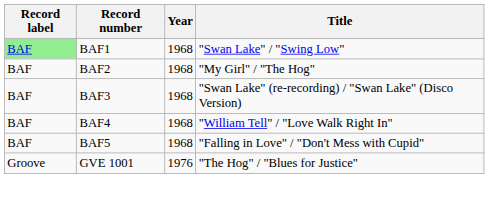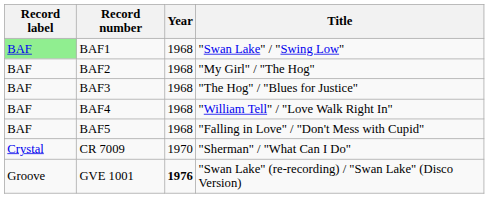(326, 95) "Swan Lake" (re-recording) / "Swan Lake" (Disco Version) -> (278, 88) "The Hog" / "Blues for Justice"
+ row: (102, 149)
(180, 163) normal -> (180, 176) bold
(278, 163) "The Hog" / "Blues for Justice" -> (326, 176) "Swan Lake" (re-recording) / "Swan Lake" (Disco Version)
